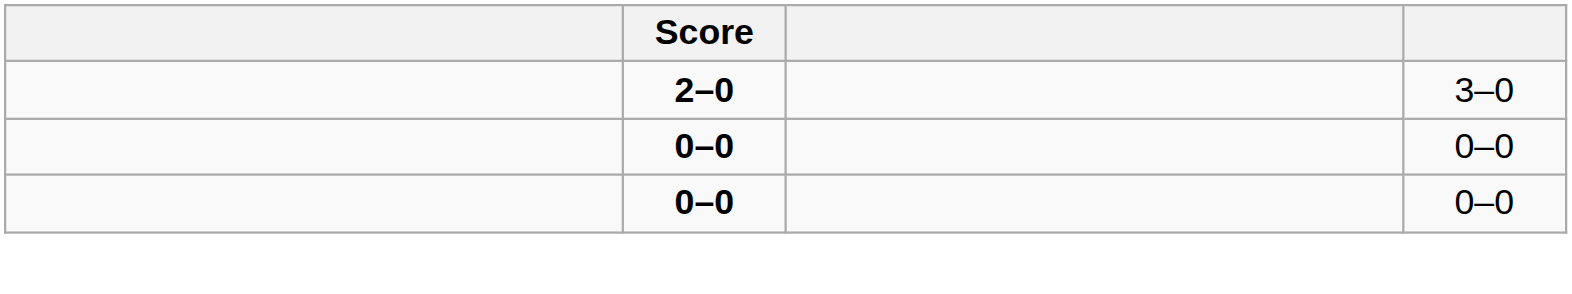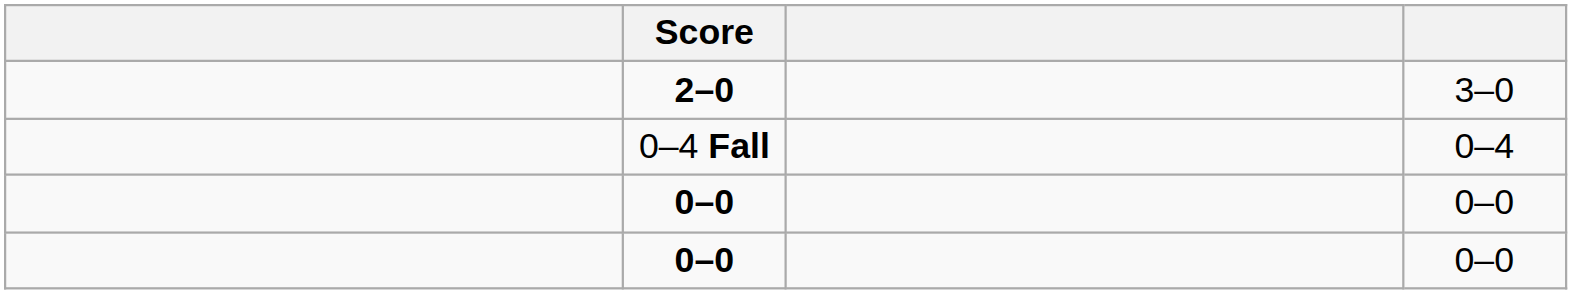+ row: (704, 145)
